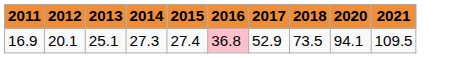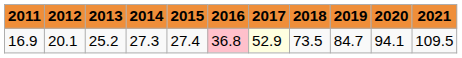+ column: (351, 16)
(104, 40) 25.1 -> (104, 40) 25.2
(267, 40) no background -> (267, 40) lightyellow background
